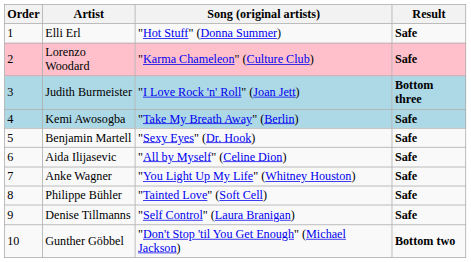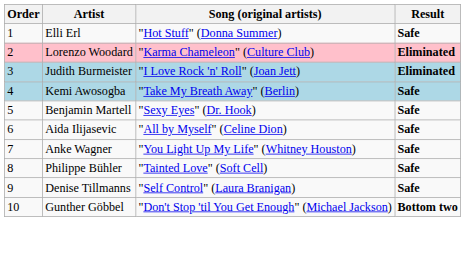(406, 59) Safe -> (426, 52) Eliminated
(414, 92) Bottom three -> (426, 71) Eliminated
